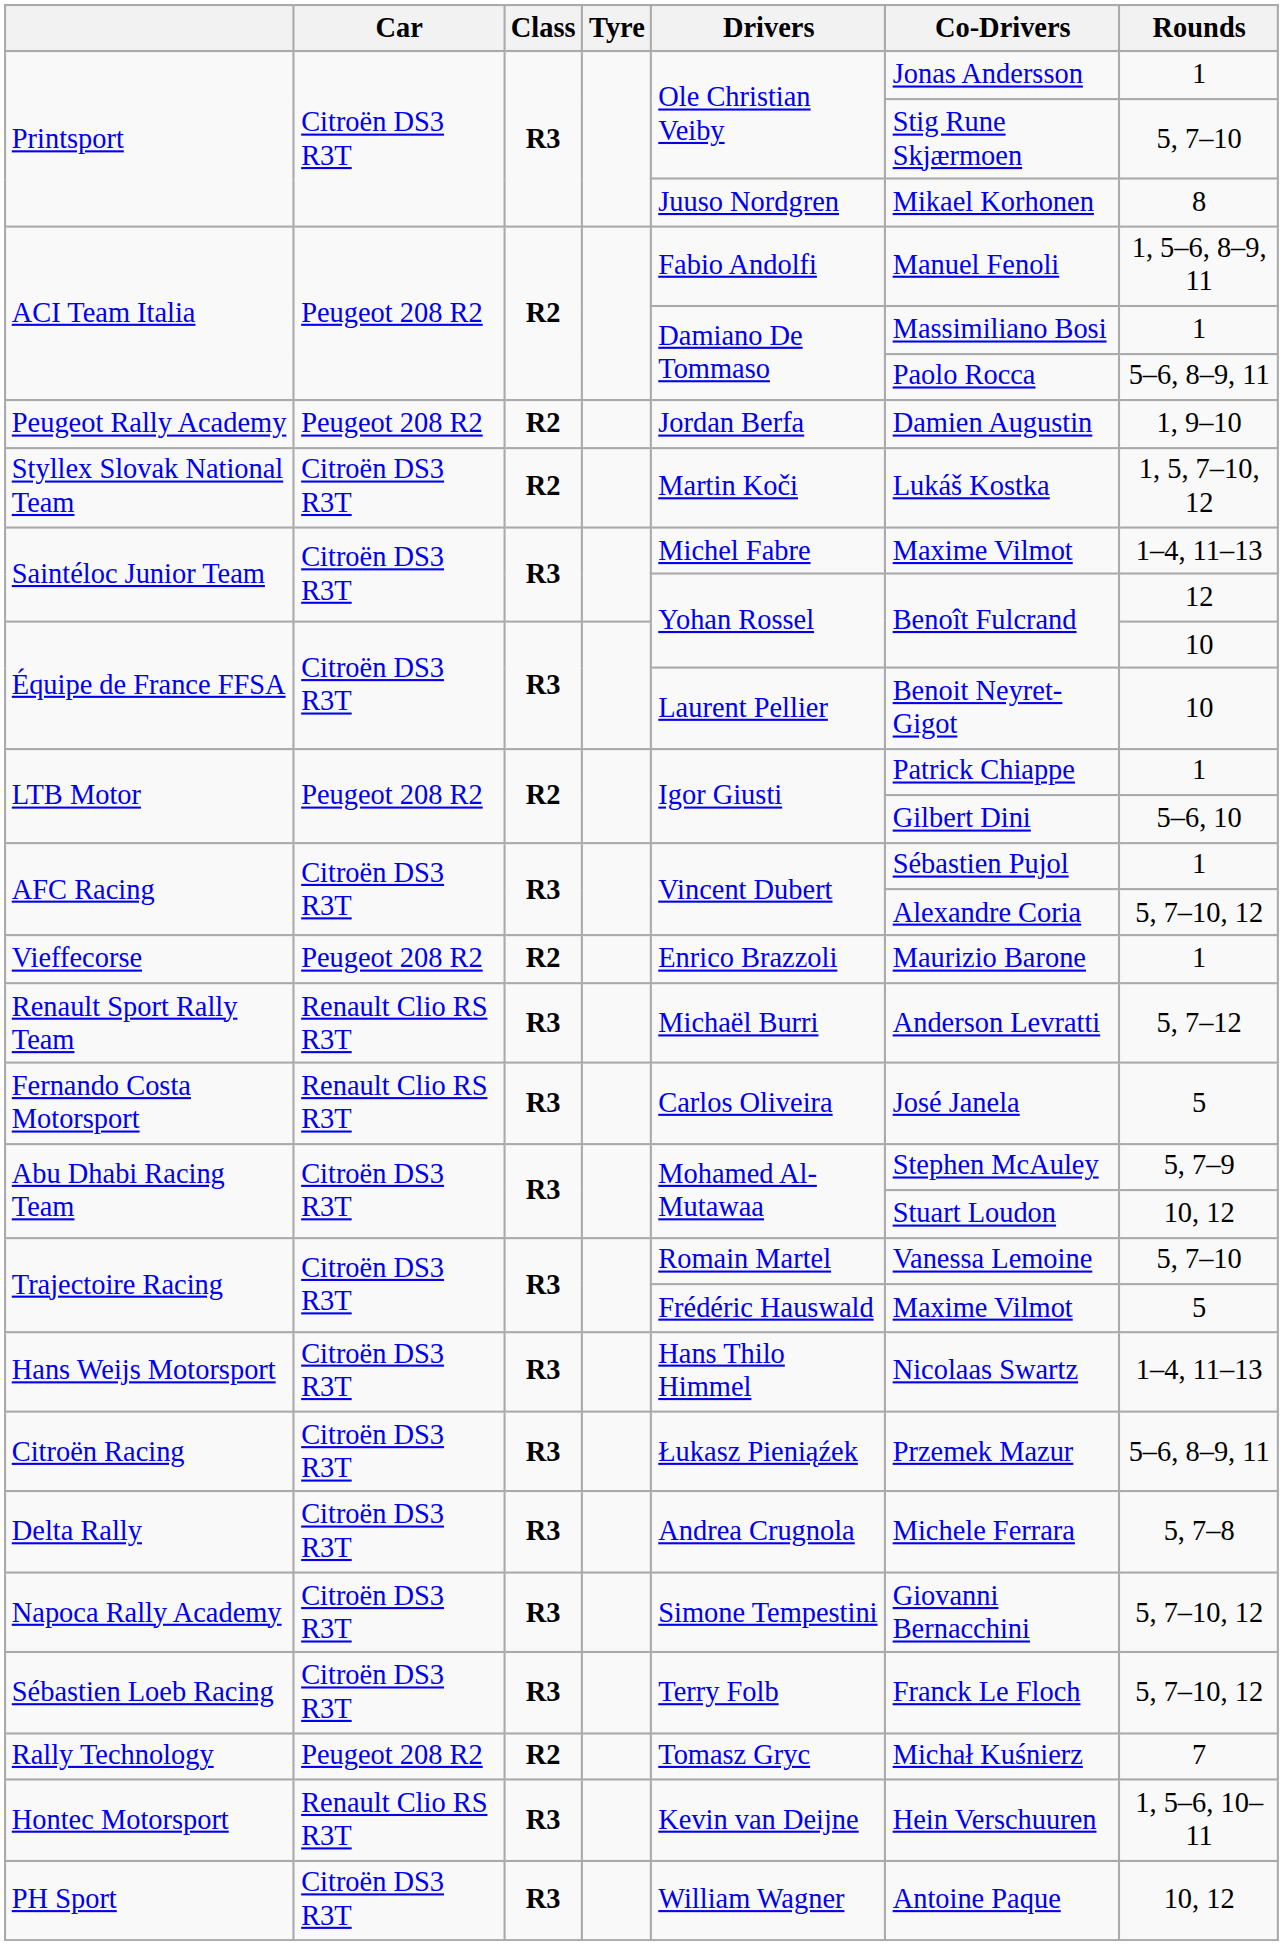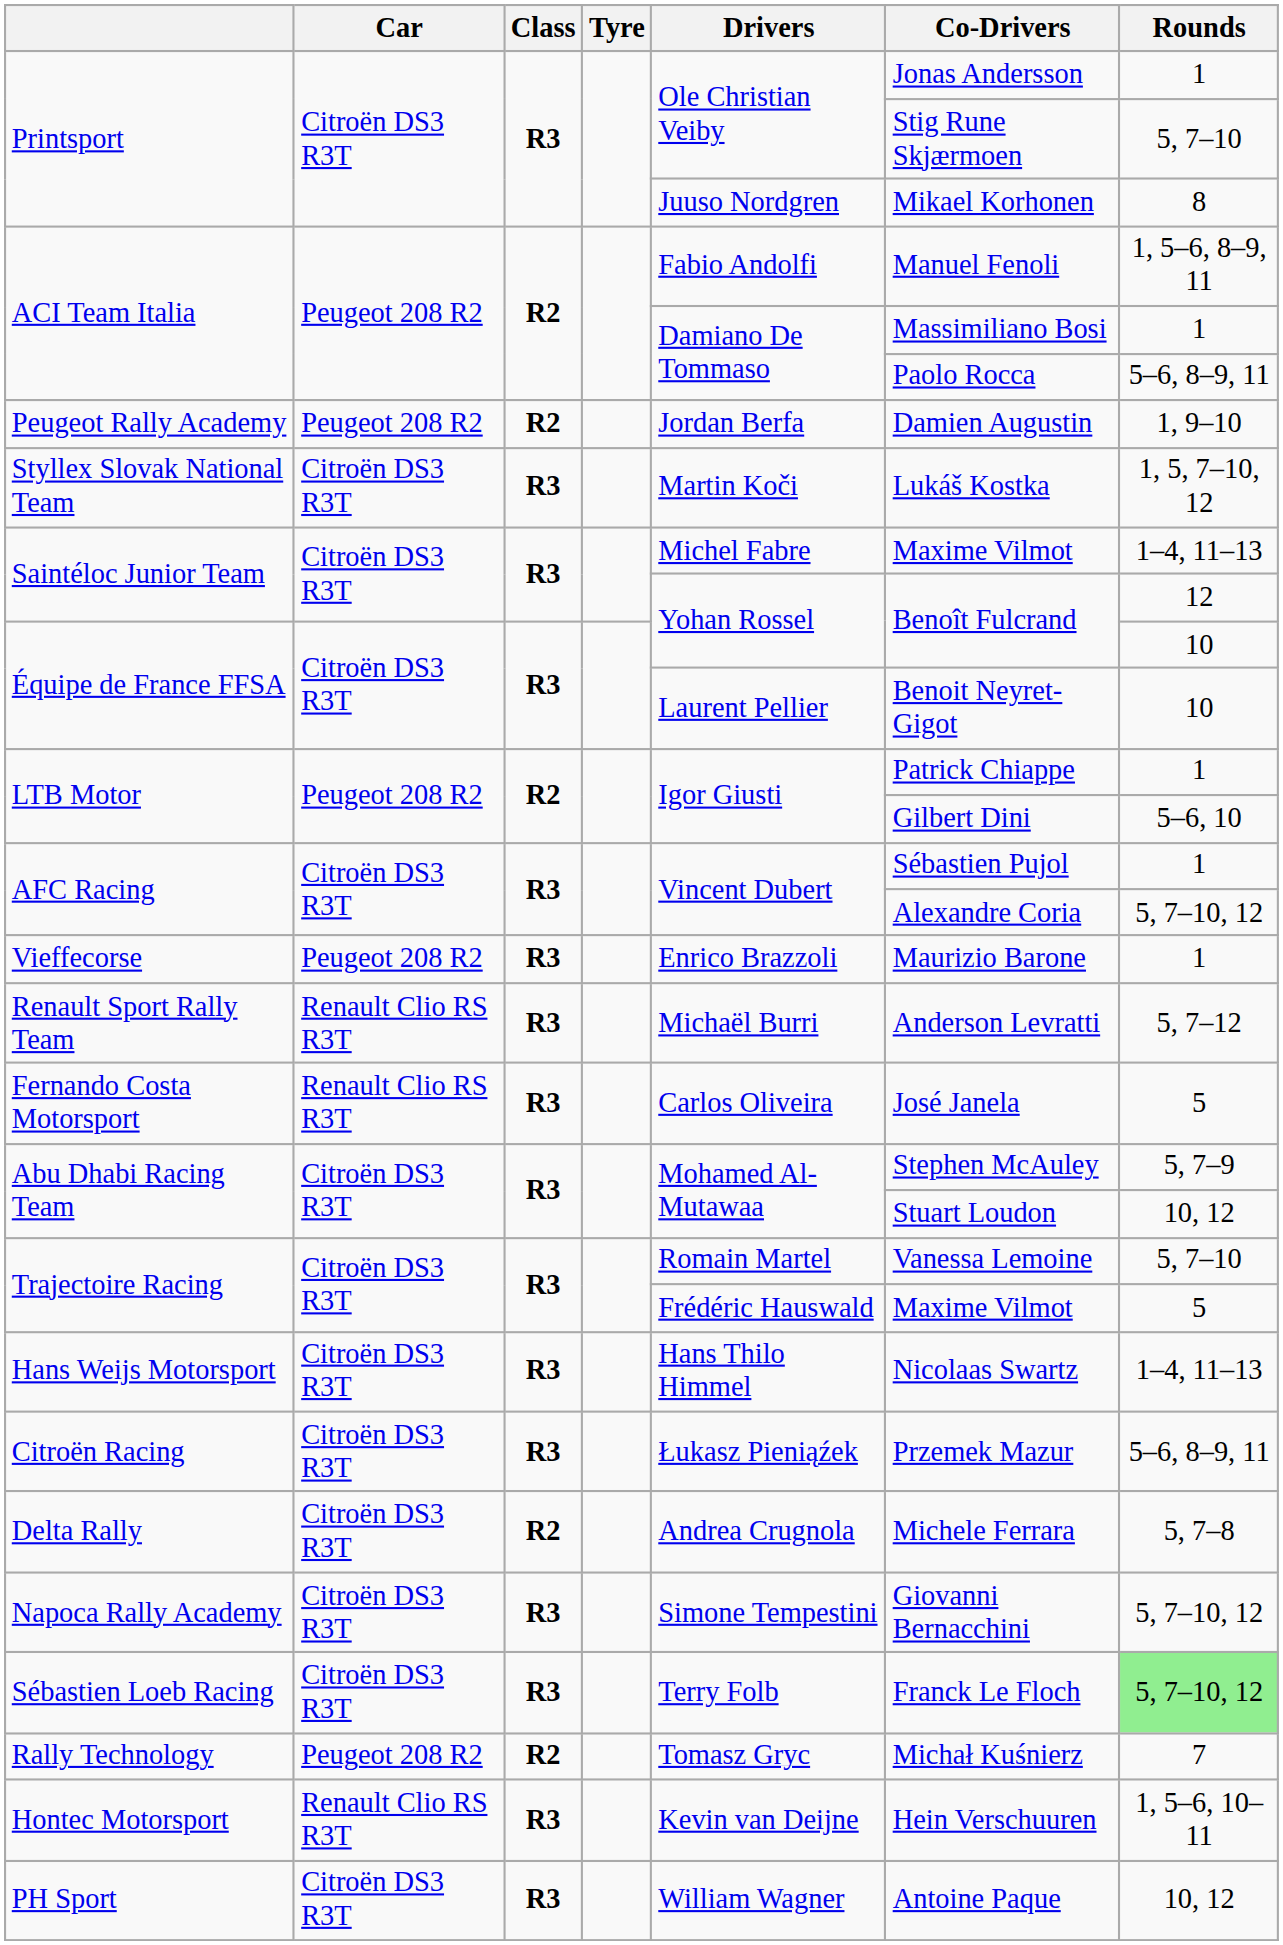(543, 486) R2 -> (543, 486) R3
(543, 958) R2 -> (543, 958) R3
(543, 1531) R3 -> (543, 1531) R2
(1199, 1691) no background -> (1199, 1691) lightgreen background
